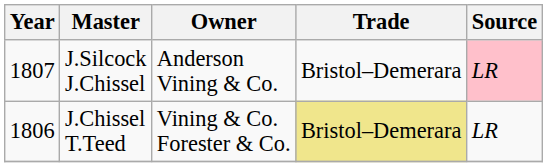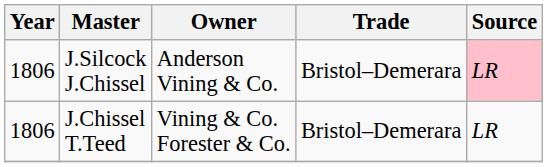(32, 70) 1807 -> (32, 70) 1806
(381, 131) khaki background -> (381, 131) no background
